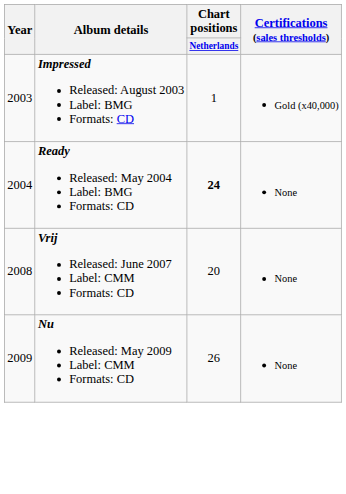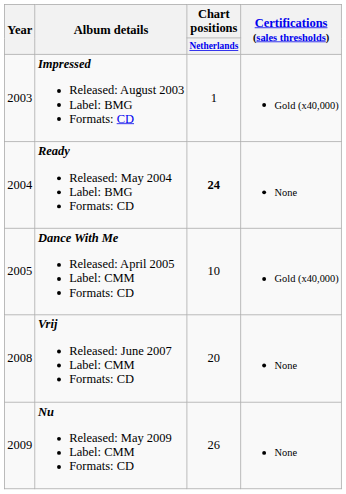+ row: (111, 265)
